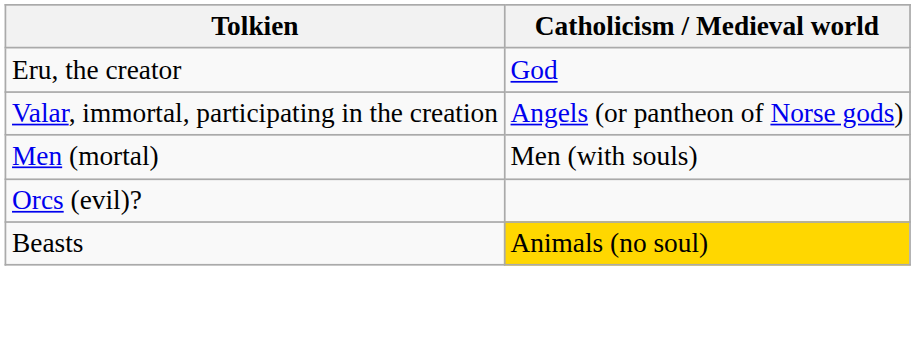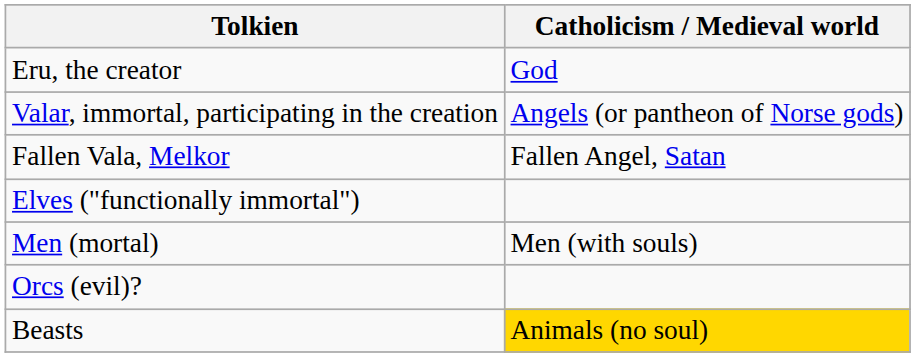+ row: (121, 156)
+ row: (186, 199)
